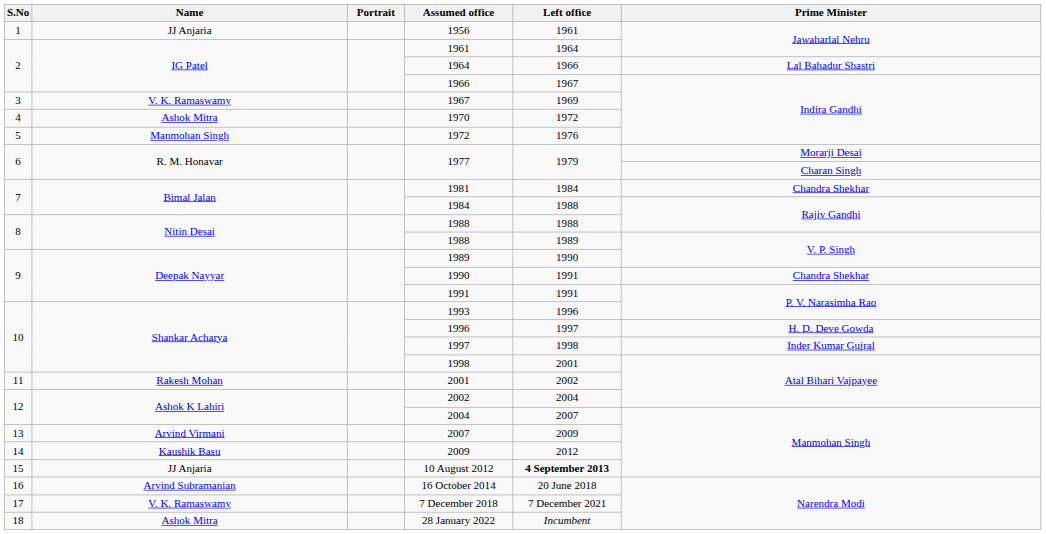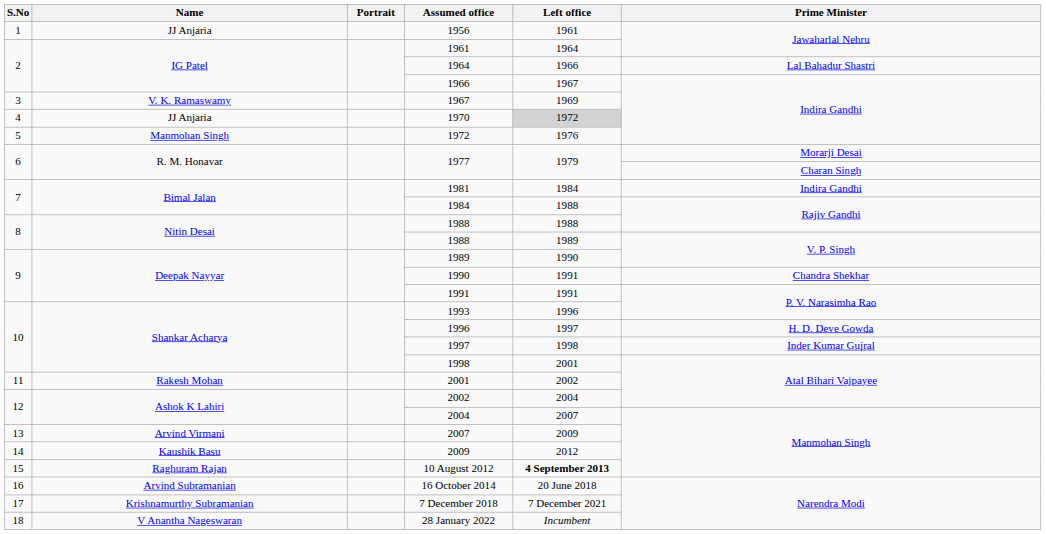(190, 118) Ashok Mitra -> (190, 118) JJ Anjaria
(567, 118) no background -> (567, 118) lightgrey background
(831, 188) Chandra Shekhar -> (831, 188) Indira Gandhi
(190, 468) JJ Anjaria -> (190, 468) Raghuram Rajan
(190, 503) V. K. Ramaswamy -> (190, 503) Krishnamurthy Subramanian
(190, 521) Ashok Mitra -> (190, 521) V Anantha Nageswaran
